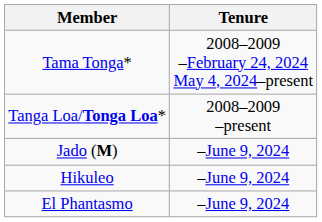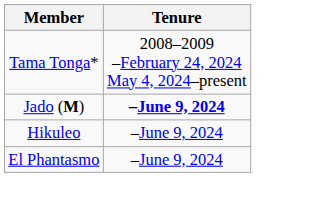- row: (87, 116)
(243, 151) normal -> (177, 106) bold
